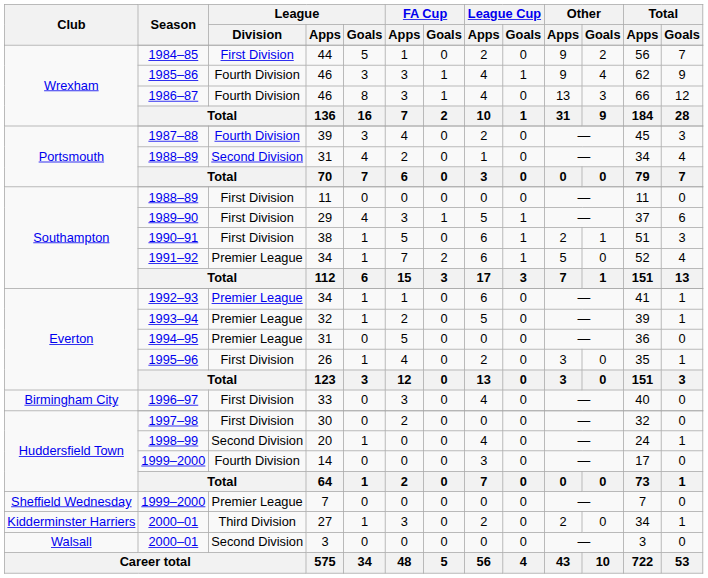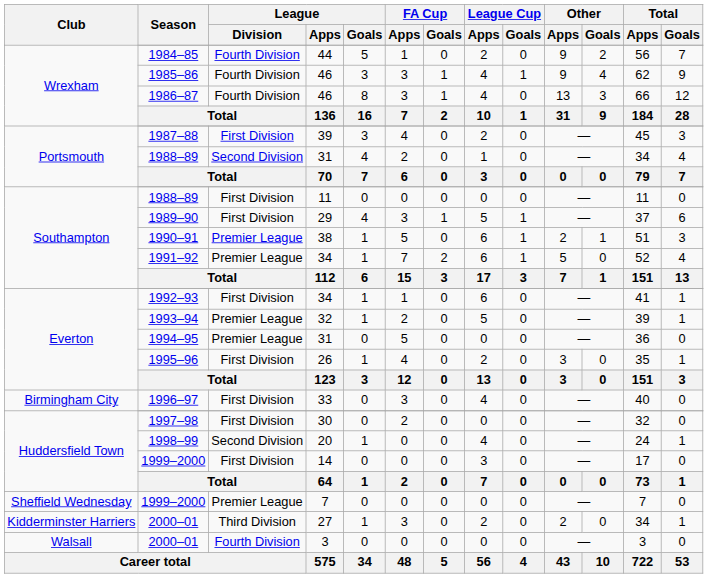(257, 55) First Division -> (257, 55) Fourth Division
(257, 136) Fourth Division -> (257, 136) First Division
(257, 237) First Division -> (257, 237) Premier League
(257, 298) Premier League -> (257, 298) First Division
(257, 461) Fourth Division -> (257, 461) First Division
(257, 542) Second Division -> (257, 542) Fourth Division
